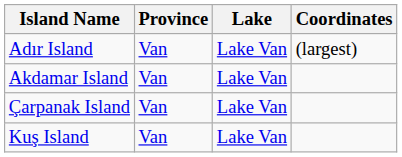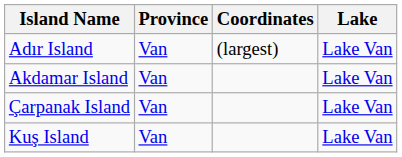columns swapped: (252, 19) <-> (344, 19)
